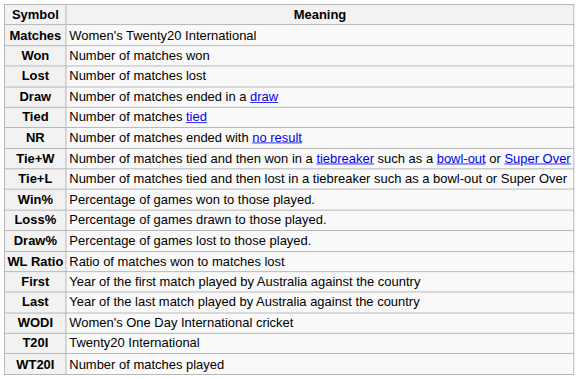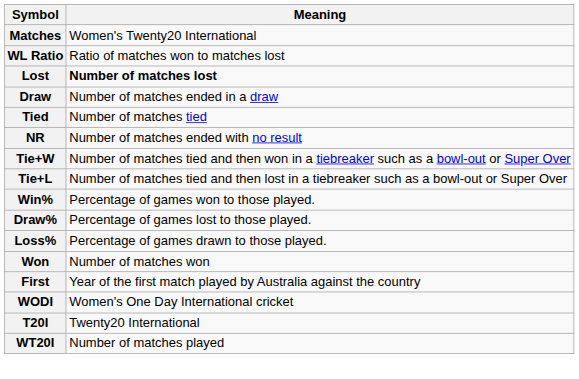rows swapped: (35, 55) <-> (35, 261)
(138, 76) normal -> (143, 76) bold
rows swapped: (35, 220) <-> (35, 240)
- row: (35, 302)
